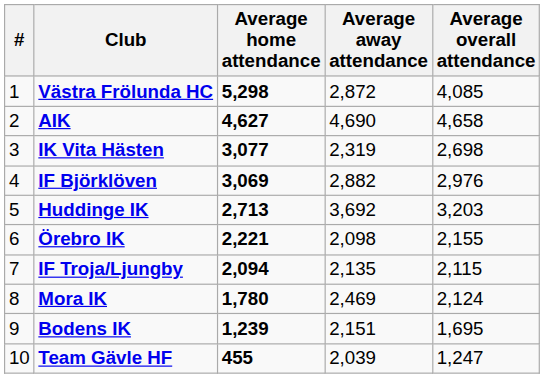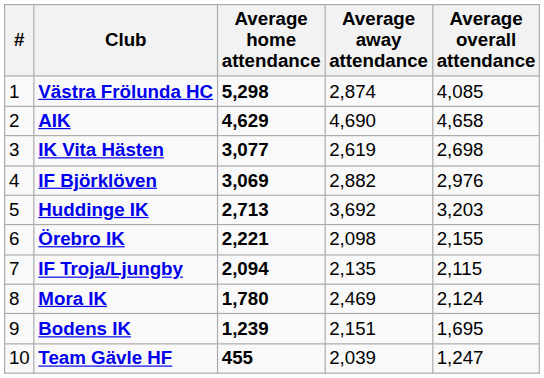(353, 91) 2,872 -> (353, 91) 2,874
(245, 120) 4,627 -> (245, 120) 4,629
(353, 150) 2,319 -> (353, 150) 2,619
